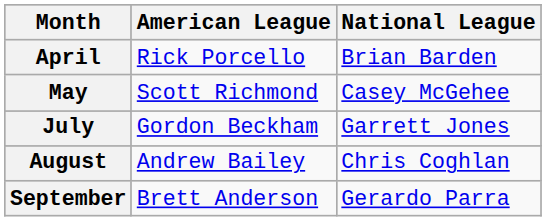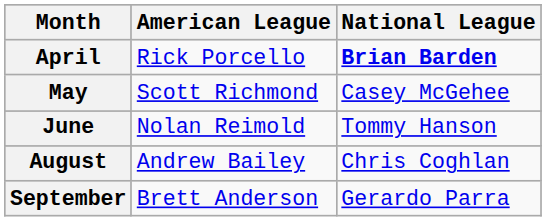(419, 58) normal -> (419, 58) bold
+ row: (68, 128)
- row: (68, 128)
